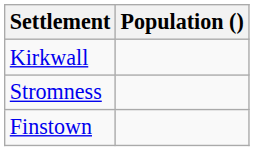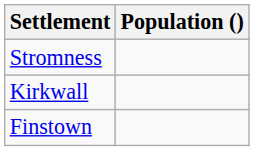rows swapped: (49, 57) <-> (56, 92)
